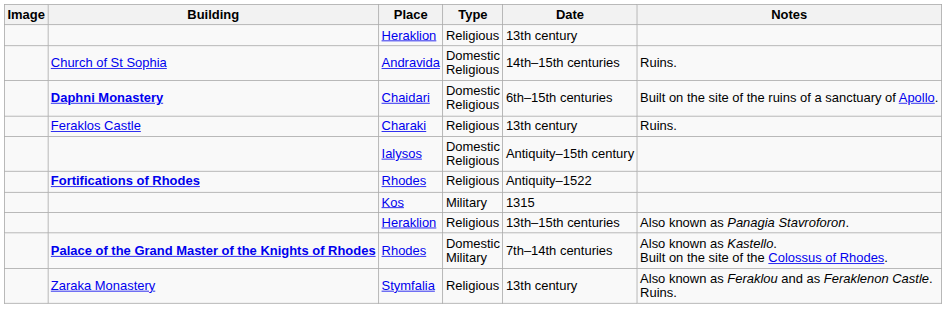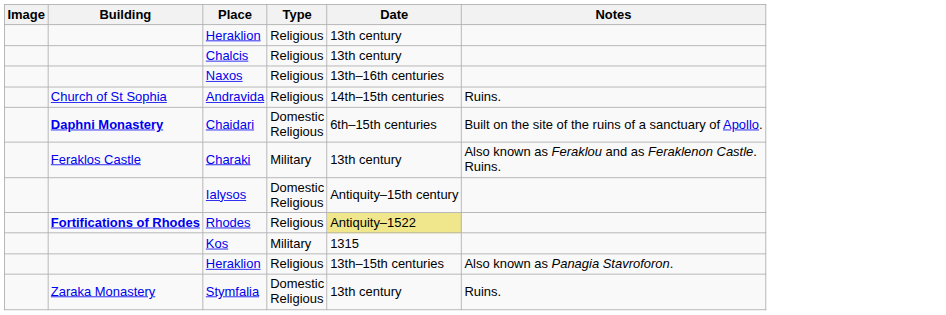+ row: (125, 56)
+ row: (125, 76)
(473, 63) Domestic Religious -> (297, 96) Religious
(473, 126) Religious -> (291, 159) Military
(658, 126) Ruins. -> (611, 159) Also known as Feraklou and as Feraklenon Castle. Ruins.
(549, 181) no background -> (373, 222) khaki background
- row: (213, 250)
(473, 285) Religious -> (297, 291) Domestic Religious
(786, 285) Also known as Feraklou and as Feraklenon Castle. Ruins. -> (483, 291) Ruins.
